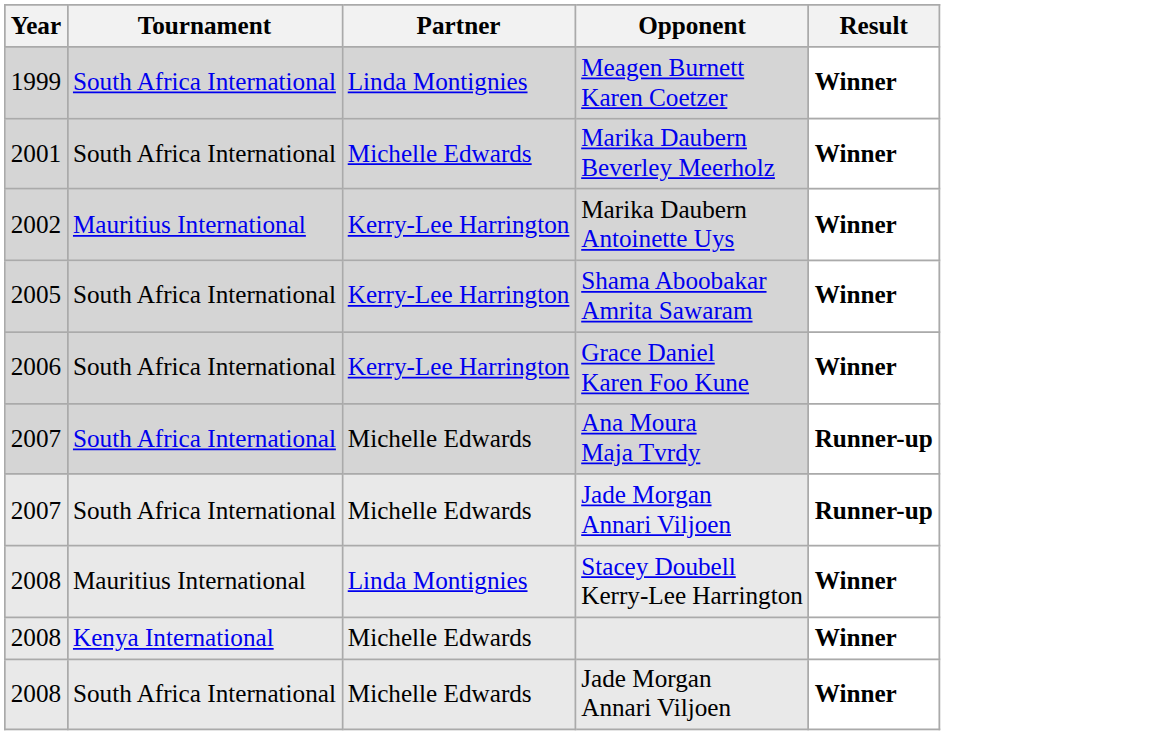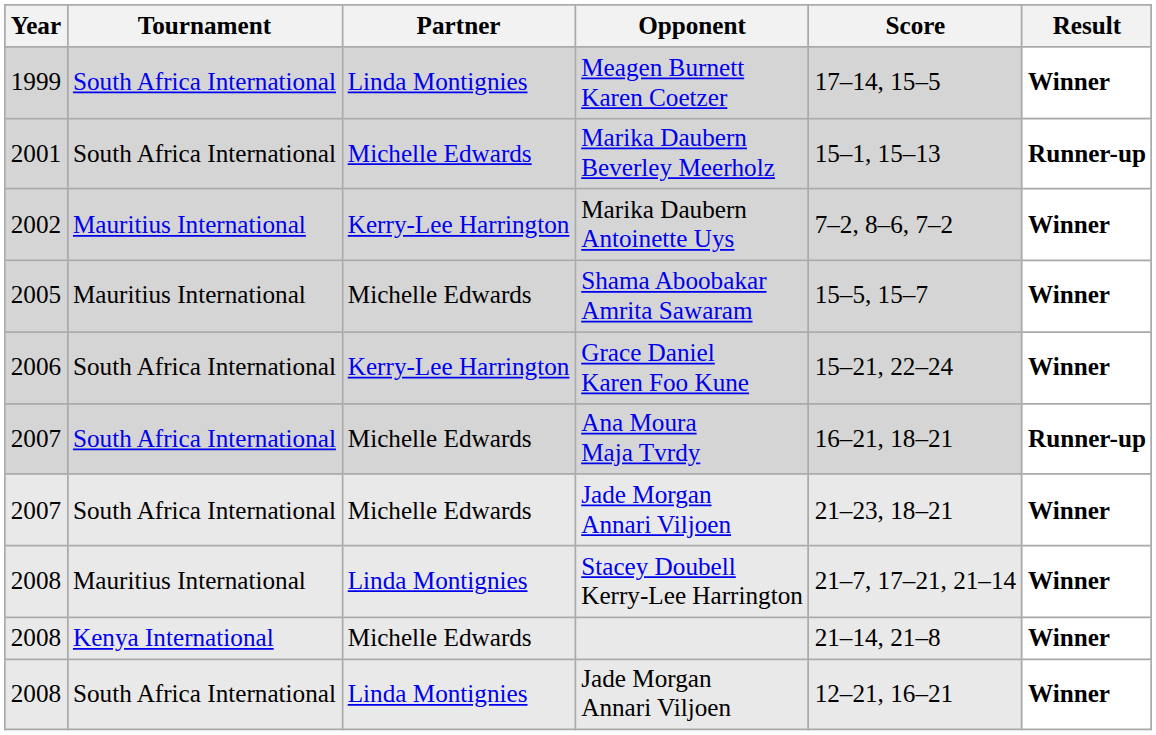+ column: (915, 25)
(856, 153) Winner -> (1087, 153) Runner-up
(204, 296) South Africa International -> (189, 296) Mauritius International
(459, 296) Kerry-Lee Harrington -> (440, 296) Michelle Edwards
(874, 509) Runner-up -> (1069, 509) Winner
(440, 694) Michelle Edwards -> (438, 694) Linda Montignies
